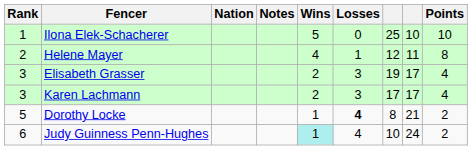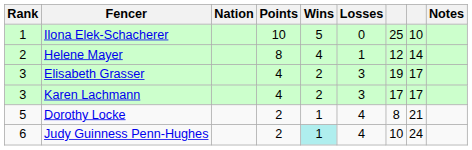columns swapped: (445, 14) <-> (277, 14)
(413, 54) 11 -> (416, 54) 14
(358, 114) bold -> (362, 114) normal
